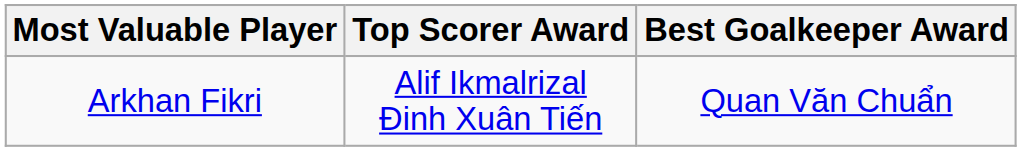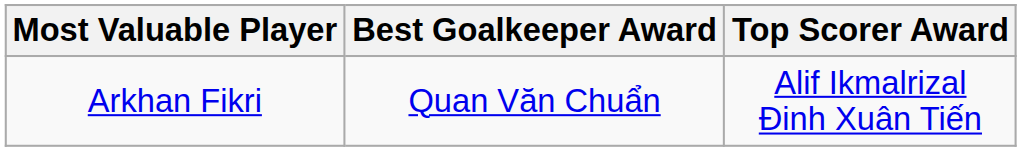columns swapped: (491, 30) <-> (827, 30)
